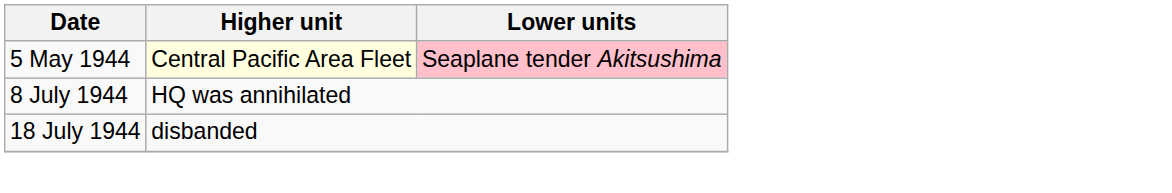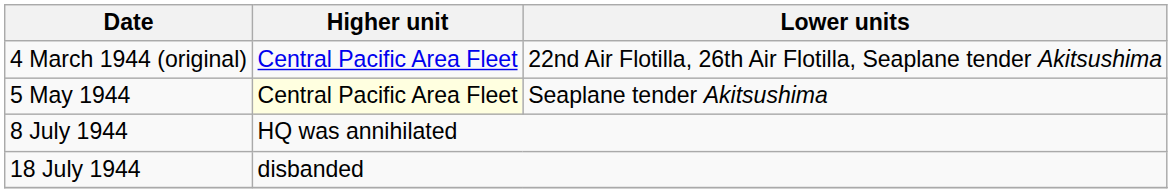+ row: (128, 59)
(572, 59) pink background -> (678, 95) no background
